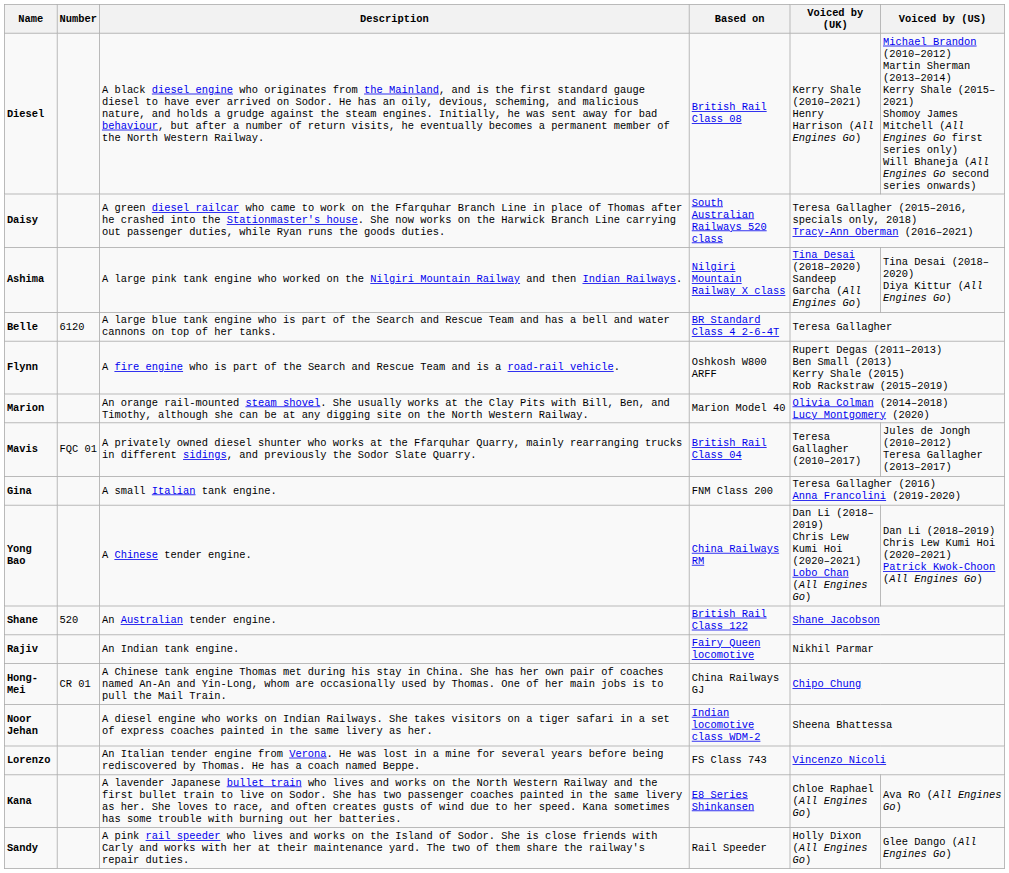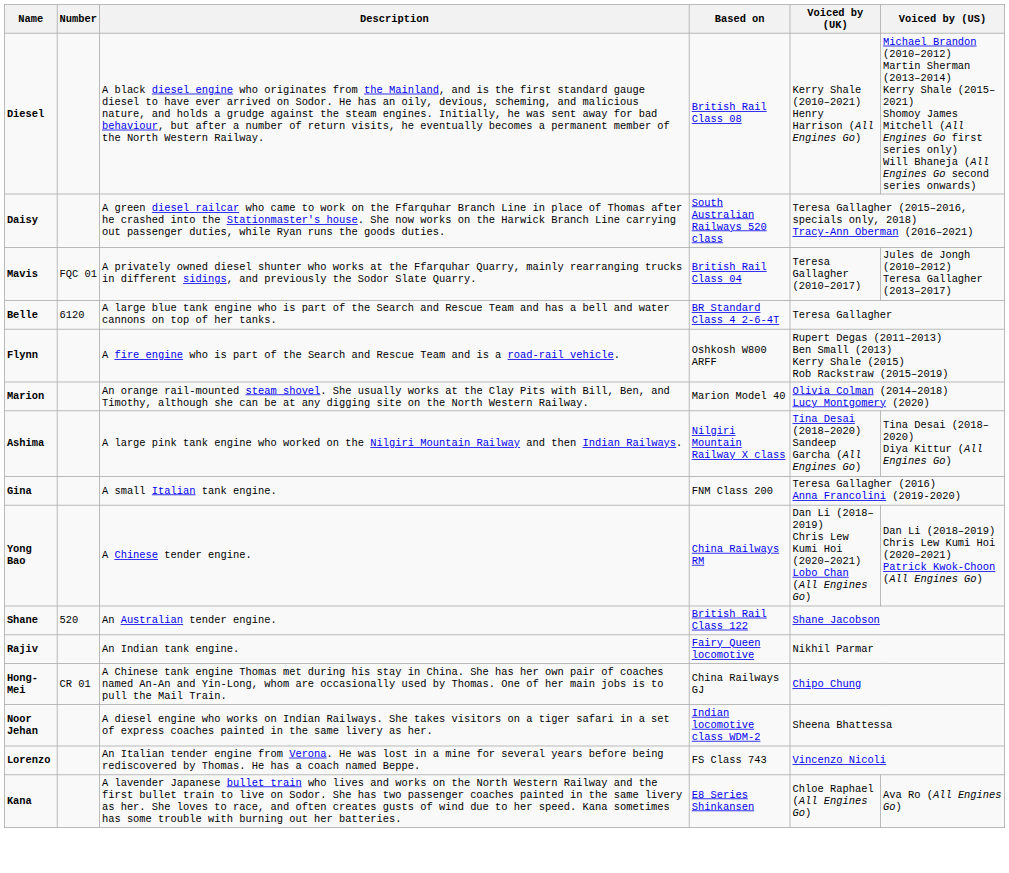rows swapped: (22, 450) <-> (26, 280)
- row: (22, 848)
